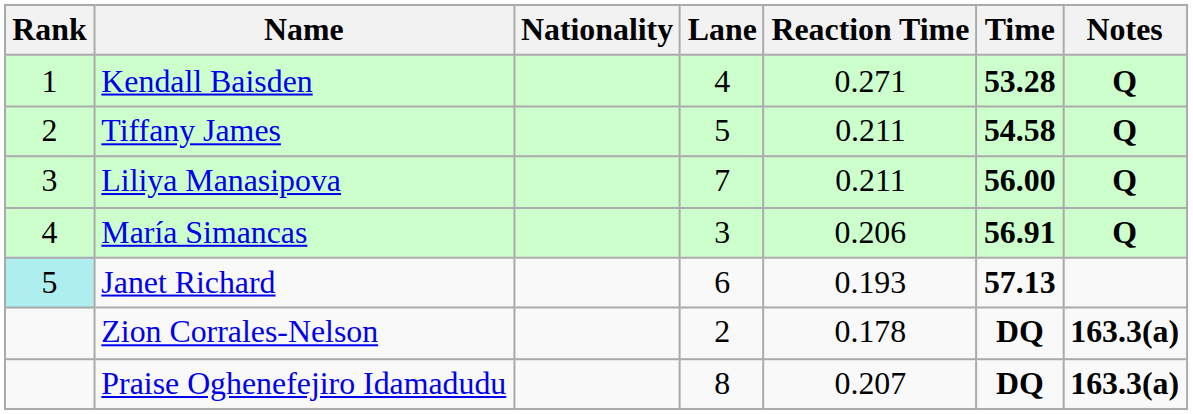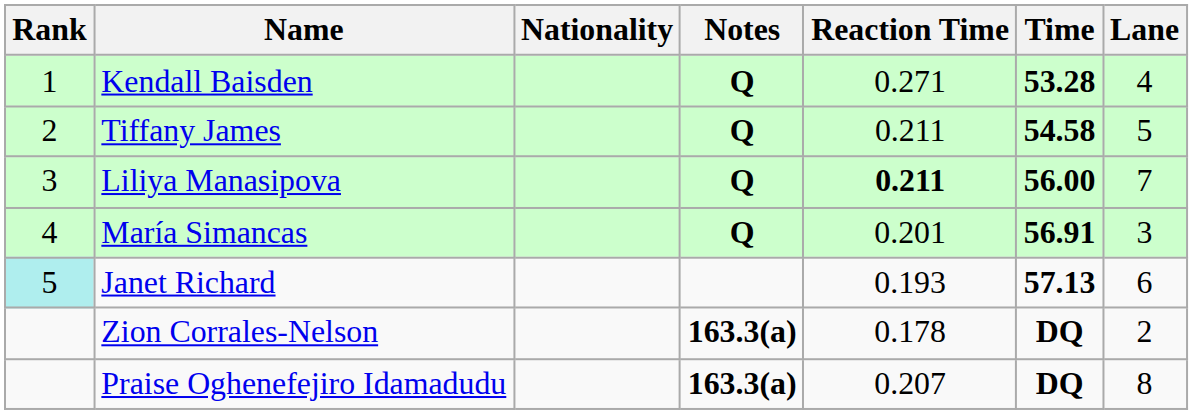columns swapped: (722, 29) <-> (1125, 29)
(870, 181) normal -> (910, 181) bold
(870, 231) 0.206 -> (910, 231) 0.201
